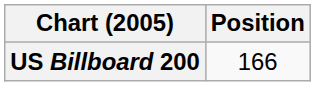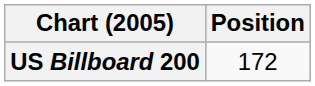(258, 61) 166 -> (258, 61) 172
